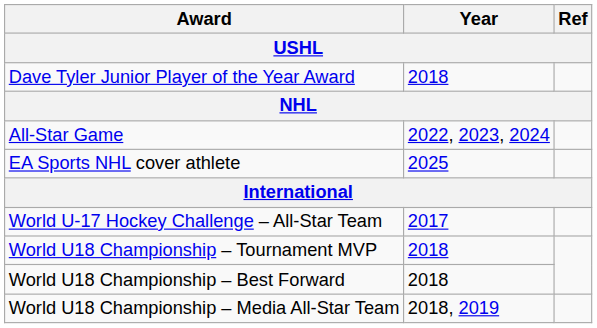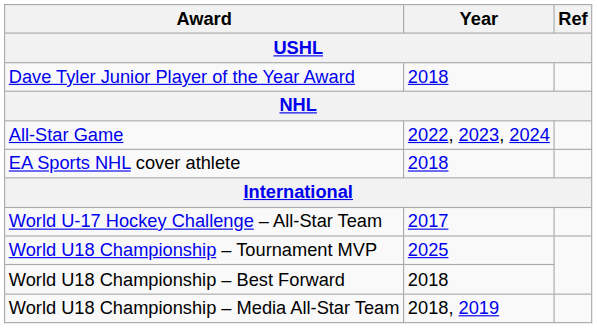(428, 163) 2025 -> (428, 163) 2018
(428, 250) 2018 -> (428, 250) 2025
